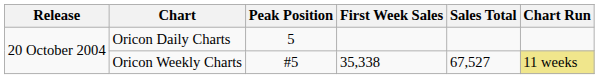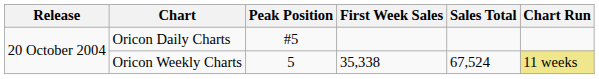(291, 39) 5 -> (291, 39) #5
(291, 62) #5 -> (291, 62) 5
(470, 62) 67,527 -> (470, 62) 67,524
